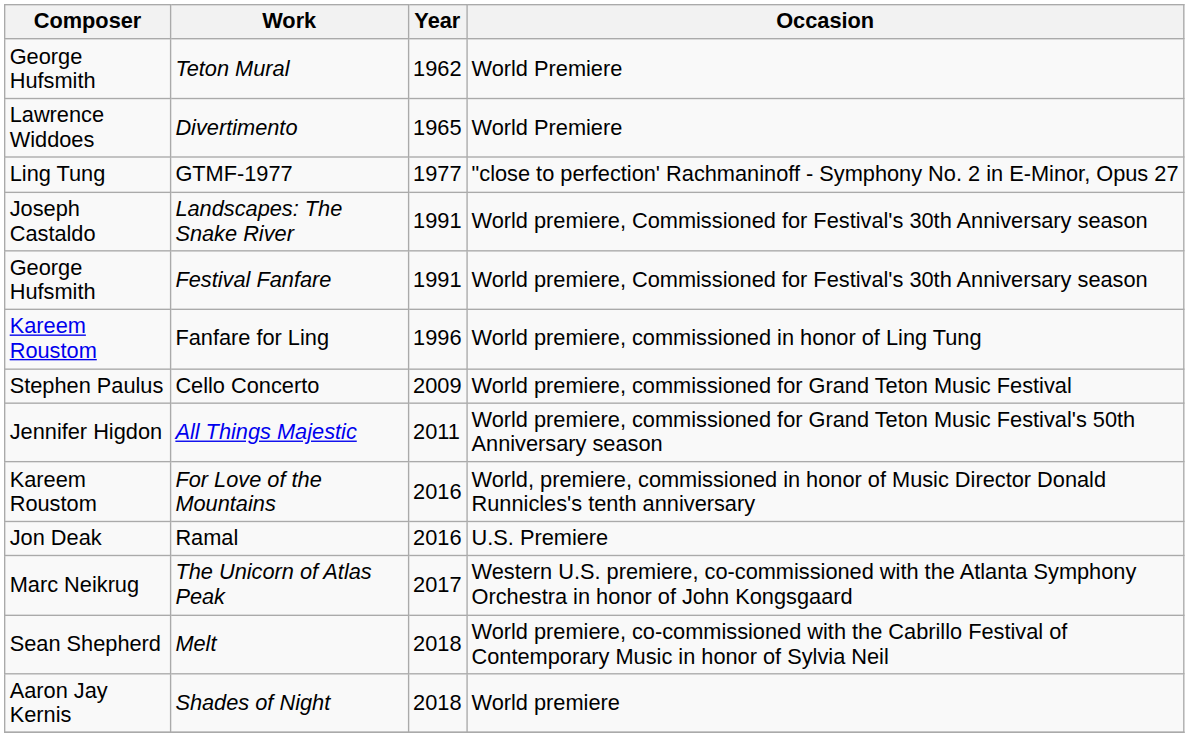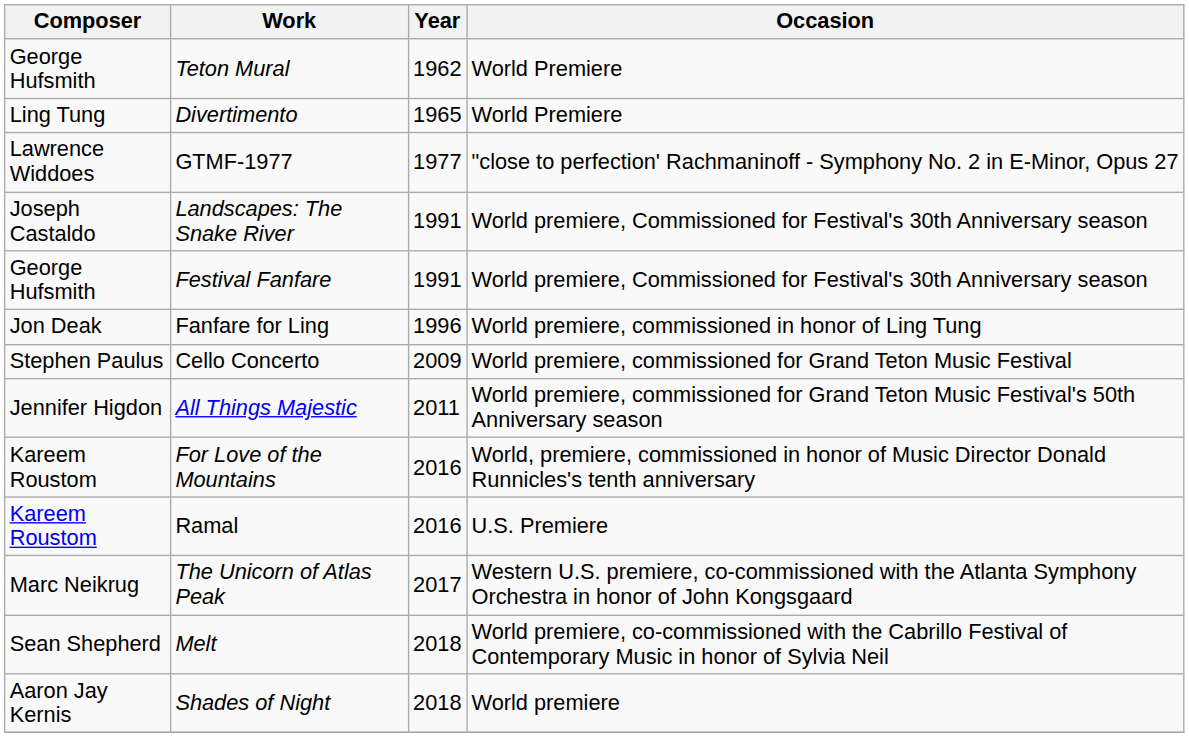(57, 127) Lawrence Widdoes -> (57, 115) Ling Tung
(57, 174) Ling Tung -> (57, 162) Lawrence Widdoes
(53, 338) Kareem Roustom -> (56, 326) Jon Deak
(56, 538) Jon Deak -> (53, 525) Kareem Roustom
